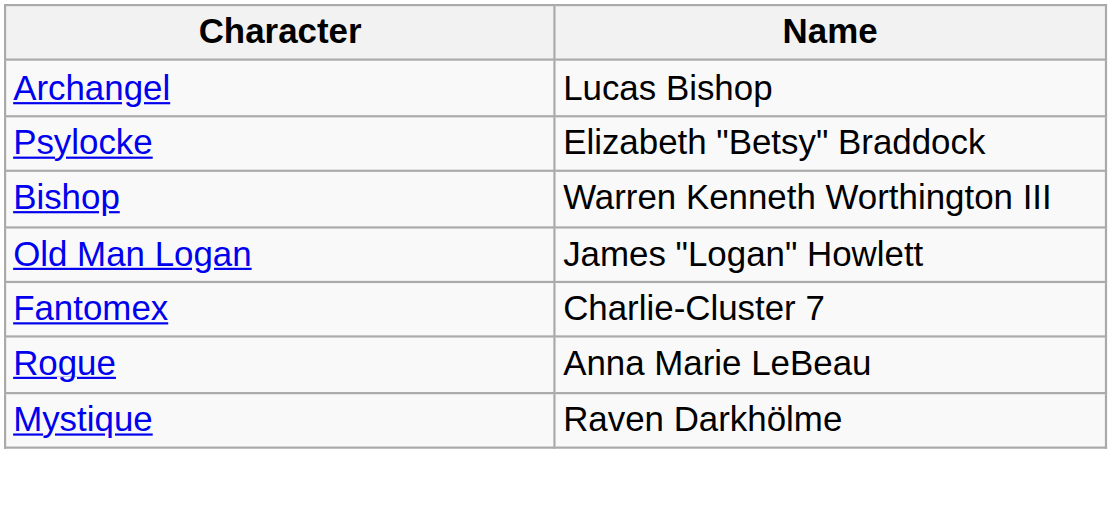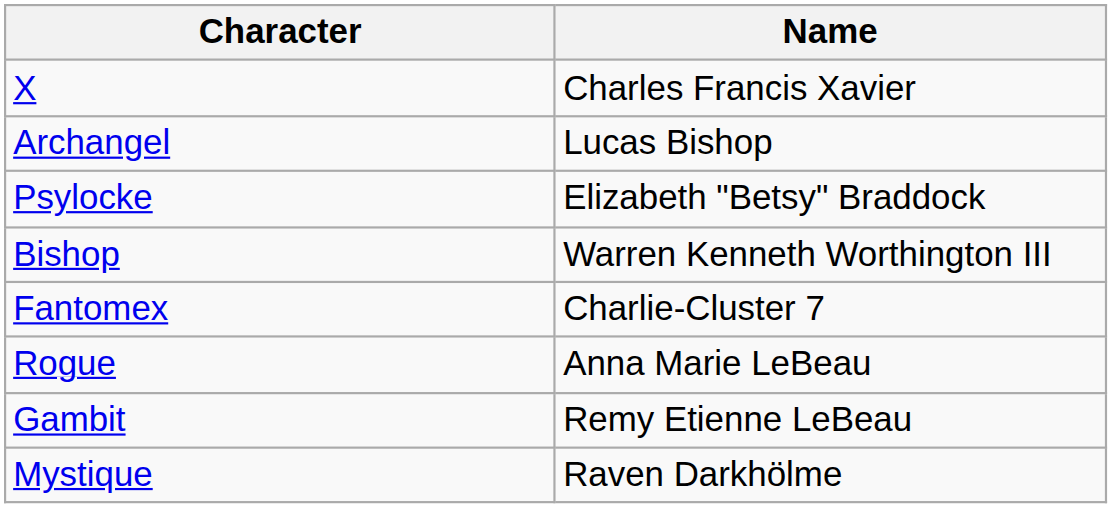+ row: (25, 87)
- row: (132, 253)
+ row: (69, 419)
